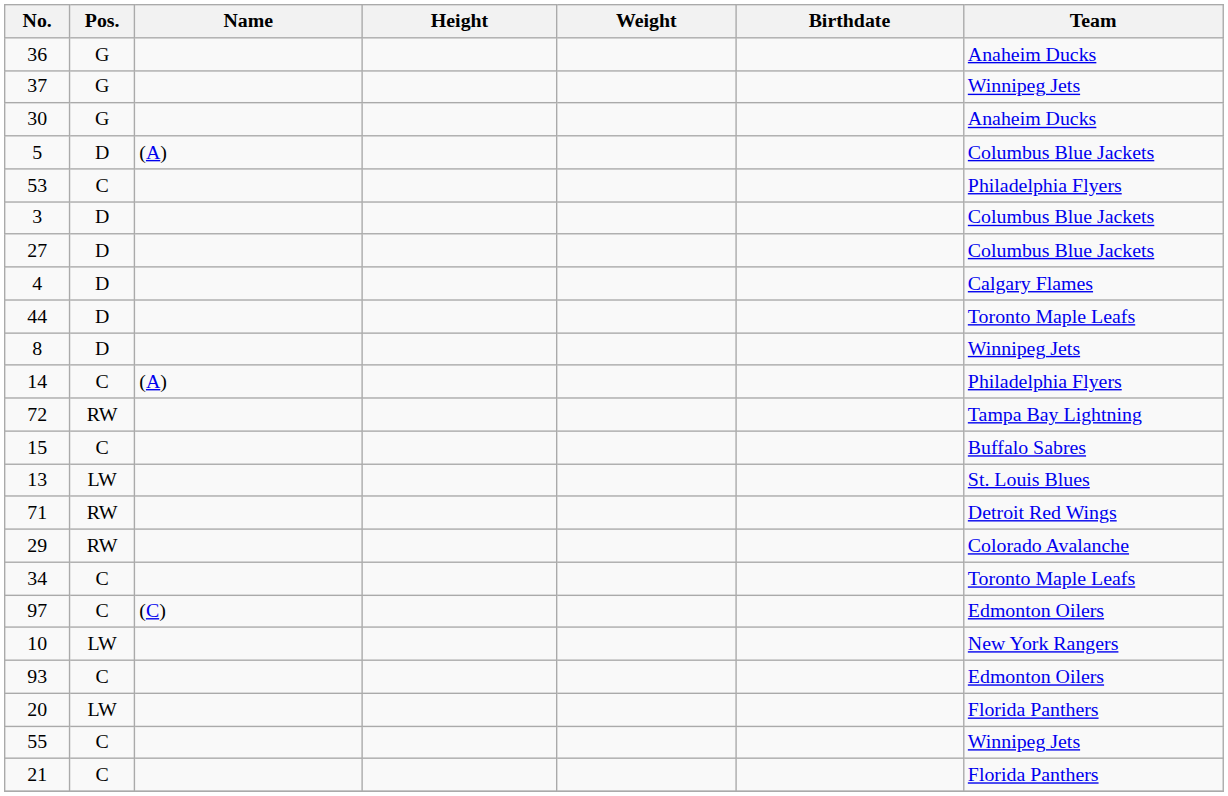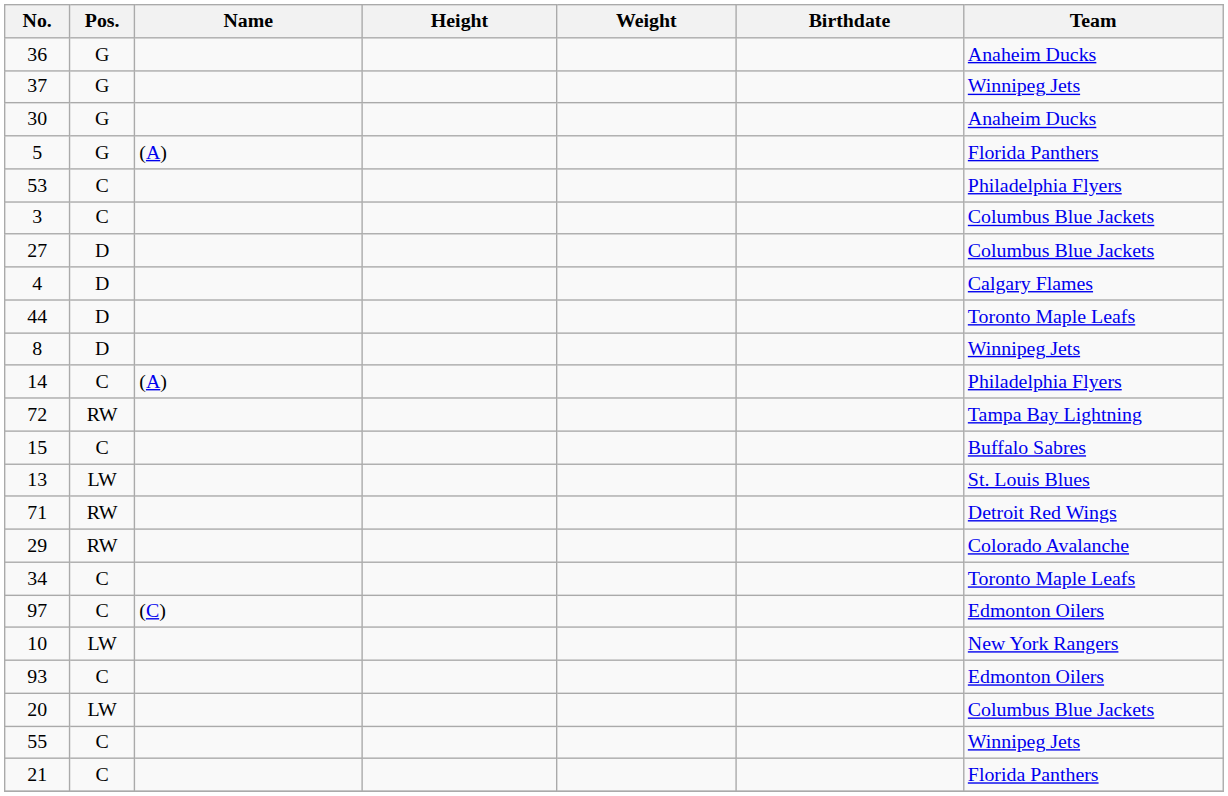(102, 152) D -> (102, 152) G
(1061, 152) Columbus Blue Jackets -> (1033, 152) Florida Panthers
(102, 217) D -> (102, 217) C
(1033, 709) Florida Panthers -> (1061, 709) Columbus Blue Jackets
